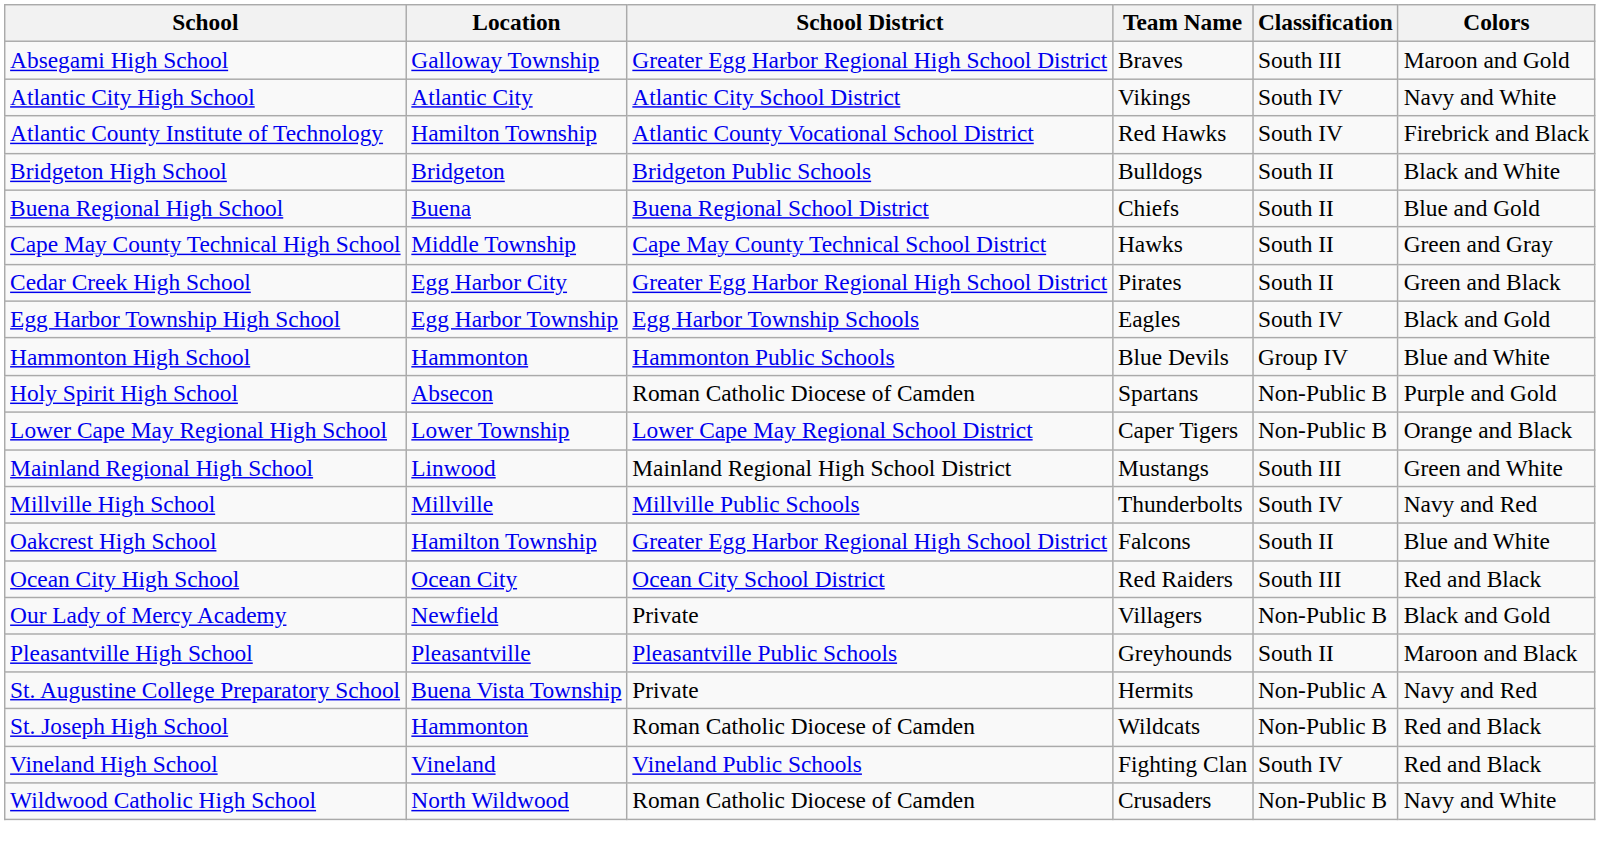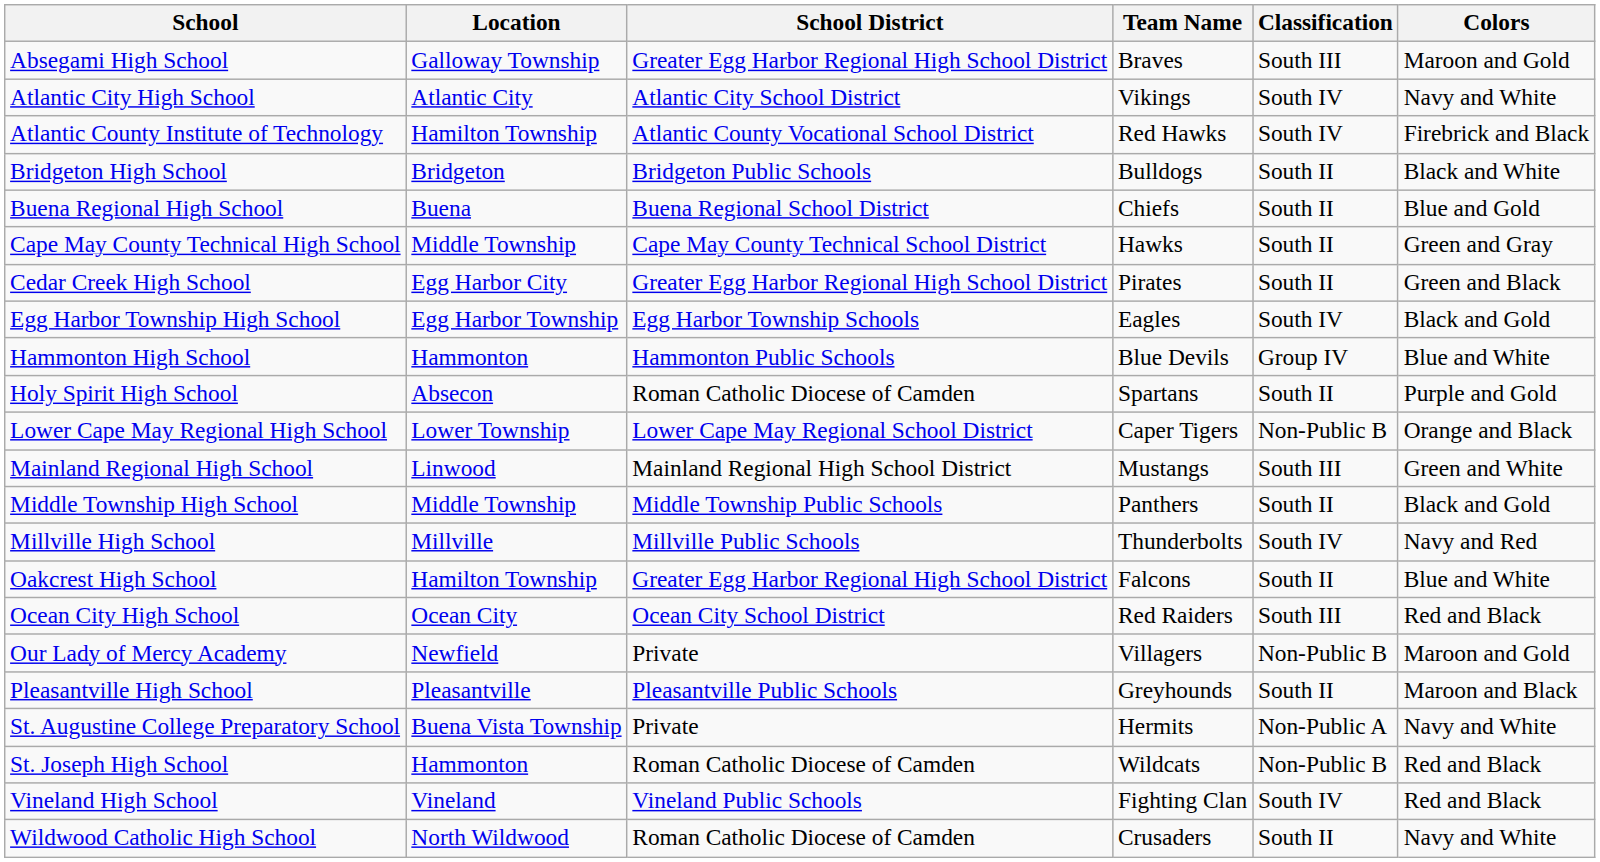(1322, 393) Non-Public B -> (1296, 393) South II
+ row: (154, 504)
(1477, 615) Black and Gold -> (1487, 652) Maroon and Gold
(1470, 689) Navy and Red -> (1480, 726) Navy and White
(1322, 801) Non-Public B -> (1296, 838) South II
